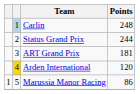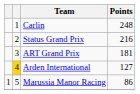(17, 25) lightblue background -> (17, 25) no background
(126, 39) 244 -> (126, 39) 216
(126, 67) 120 -> (126, 67) 127
